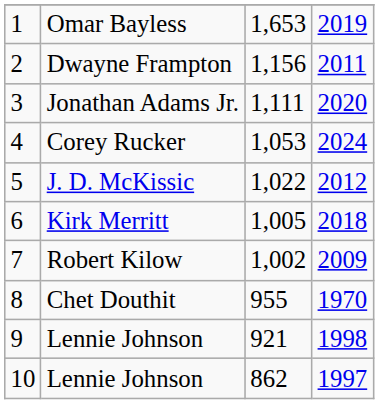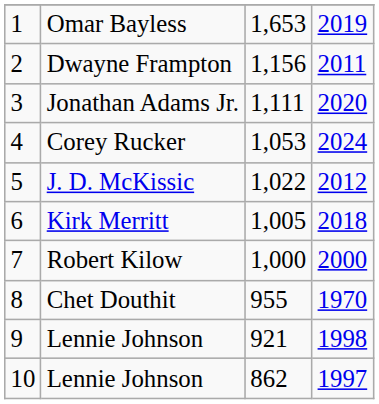(278, 260) 1,002 -> (278, 260) 1,000
(342, 260) 2009 -> (342, 260) 2000
